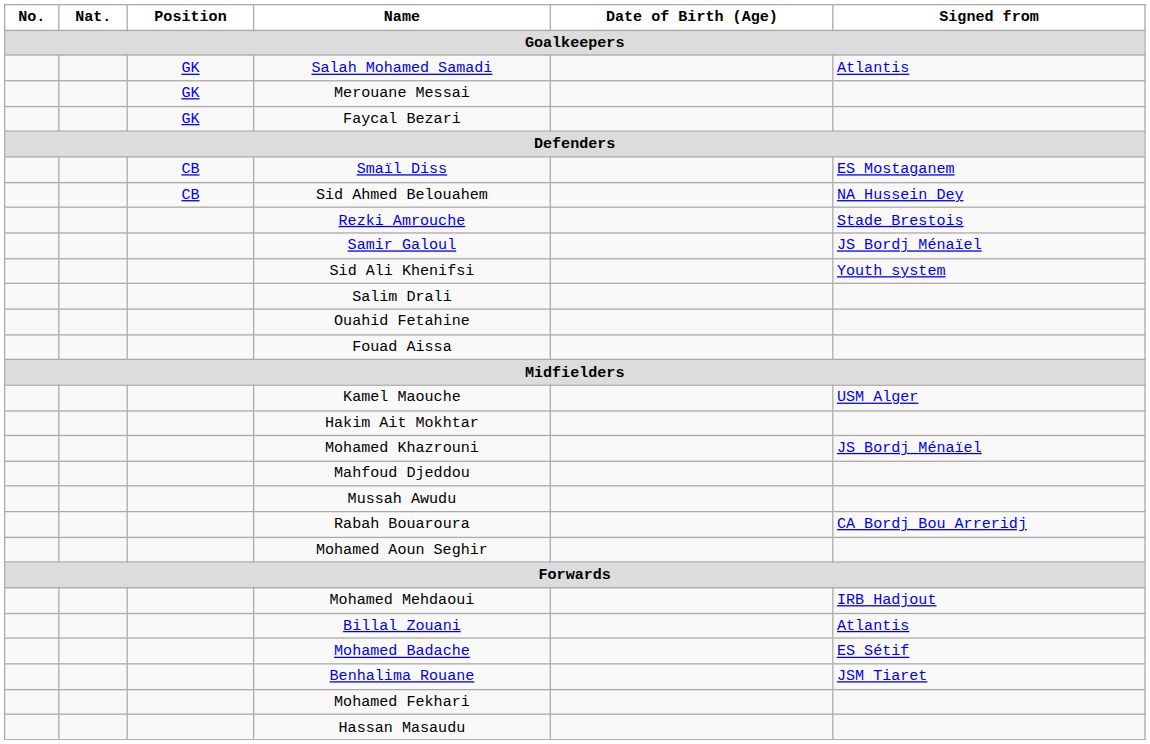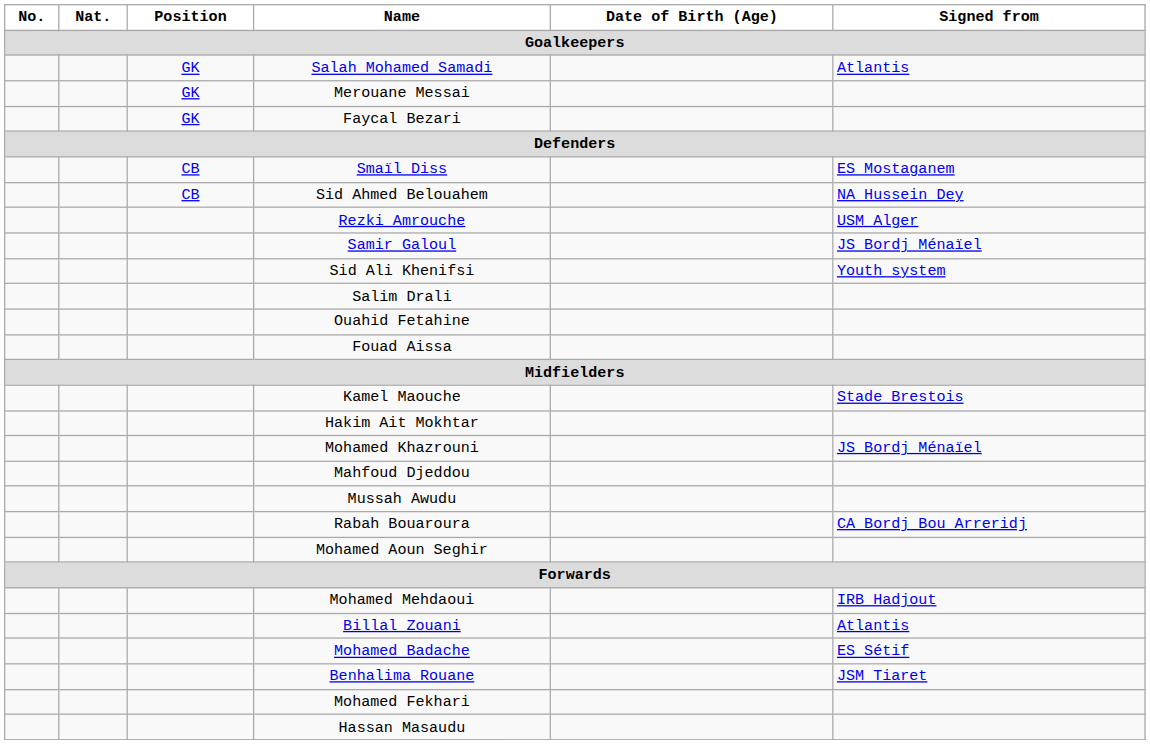(900, 220) Stade Brestois -> (878, 220) USM Alger
(878, 397) USM Alger -> (900, 397) Stade Brestois
